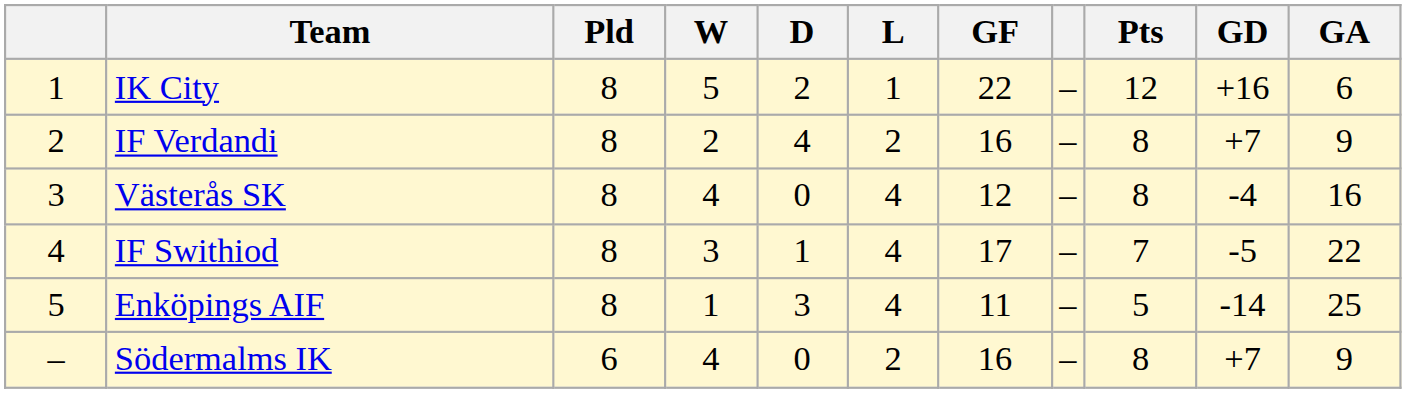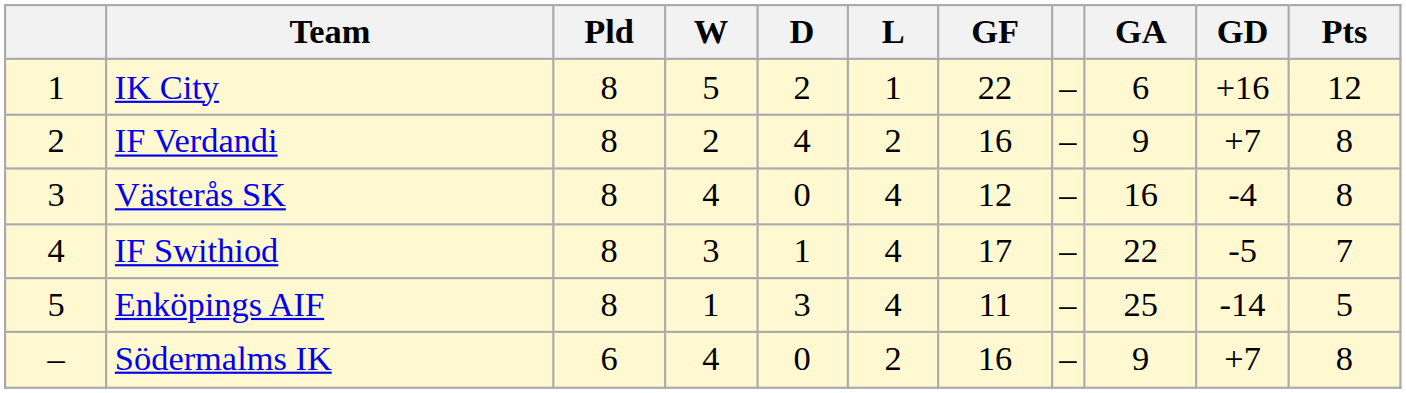columns swapped: (1344, 31) <-> (1141, 31)
